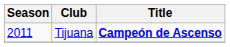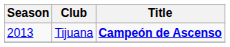(20, 32) 2011 -> (20, 32) 2013
